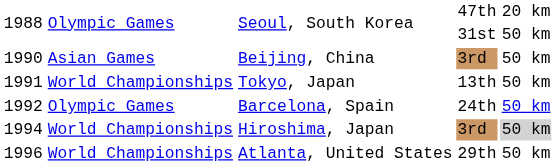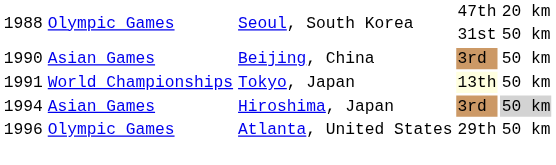(477, 82) no background -> (477, 82) lightyellow background
- row: (23, 106)
(140, 130) World Championships -> (101, 106) Asian Games
(140, 154) World Championships -> (111, 130) Olympic Games
